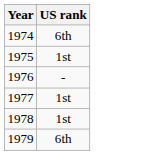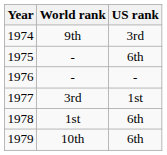+ column: (73, 14)
(63, 35) 6th -> (135, 35) 3rd
(63, 56) 1st -> (135, 56) 6th
(63, 118) 1st -> (135, 118) 6th
